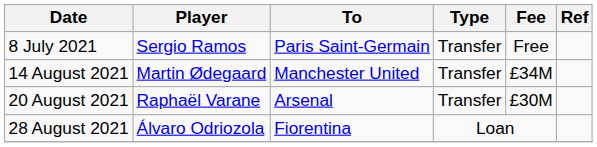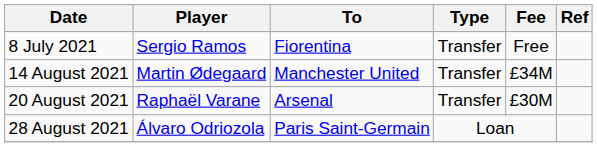(352, 45) Paris Saint-Germain -> (313, 45) Fiorentina
(313, 127) Fiorentina -> (352, 127) Paris Saint-Germain
